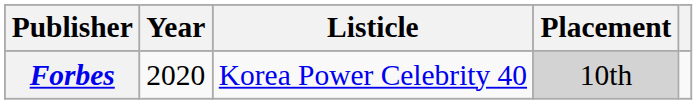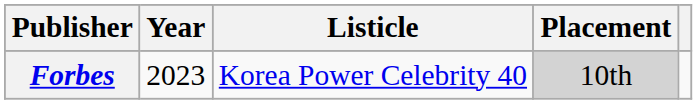(176, 74) 2020 -> (176, 74) 2023
